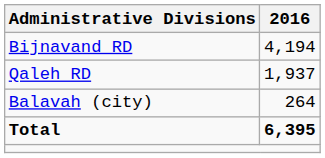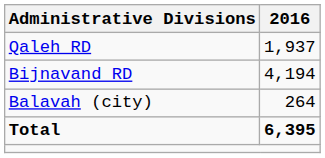rows swapped: (71, 47) <-> (50, 75)
